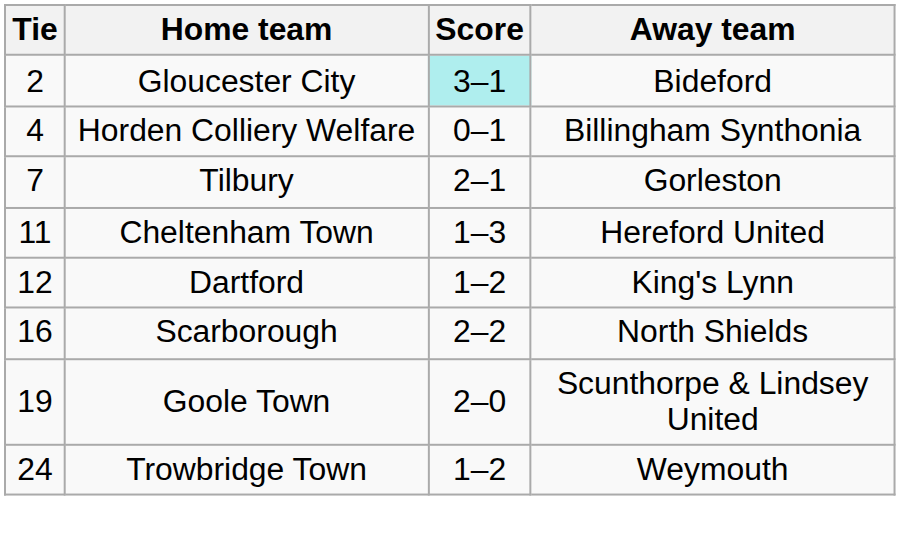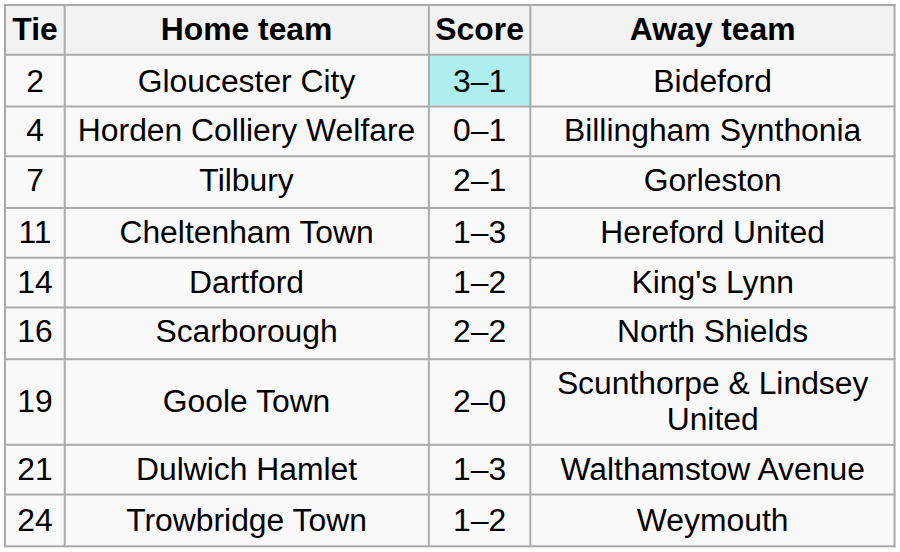(35, 282) 12 -> (35, 282) 14
+ row: (247, 469)
